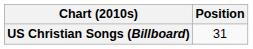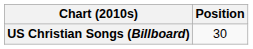(220, 34) 31 -> (220, 34) 30
